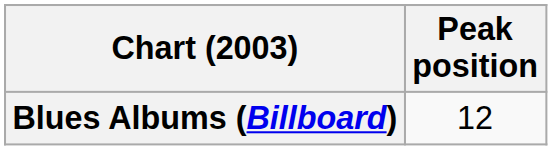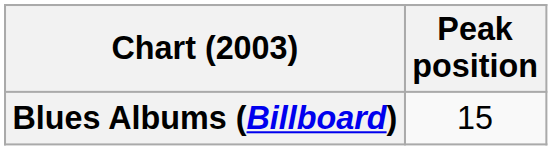(475, 117) 12 -> (475, 117) 15
